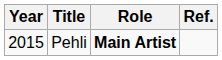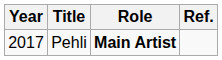(26, 42) 2015 -> (26, 42) 2017
